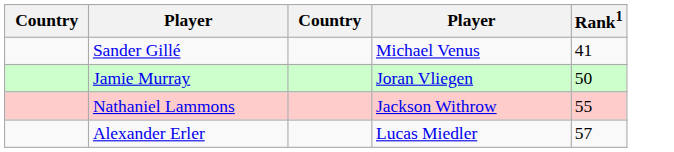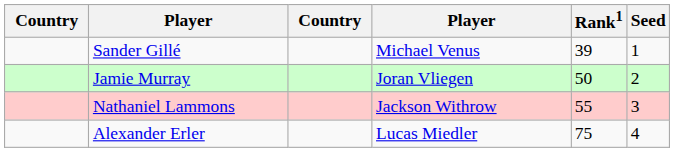+ column: (648, 20)
(584, 50) 41 -> (584, 50) 39
(584, 133) 57 -> (584, 133) 75
